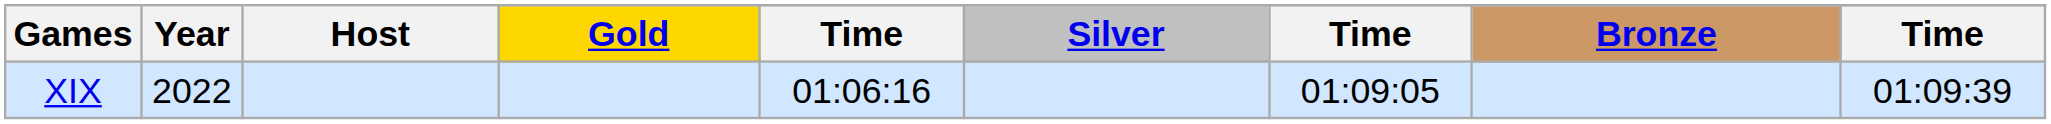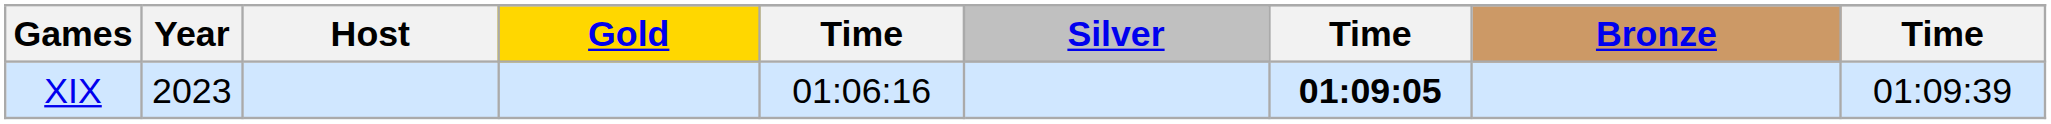(192, 90) 2022 -> (192, 90) 2023
(1370, 90) normal -> (1370, 90) bold
